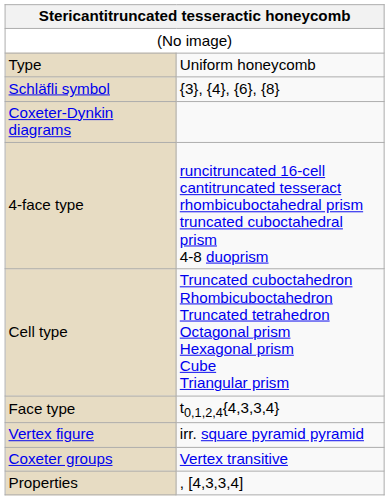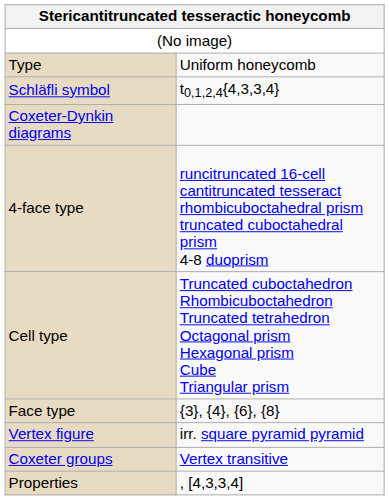(230, 89) {3}, {4}, {6}, {8} -> (230, 91) t0,1,2,4{4,3,3,4}
(230, 409) t0,1,2,4{4,3,3,4} -> (230, 410) {3}, {4}, {6}, {8}
